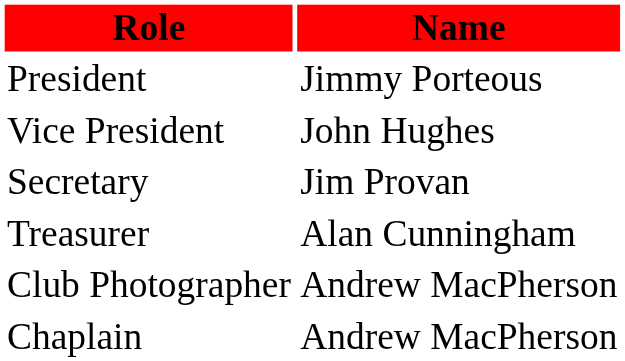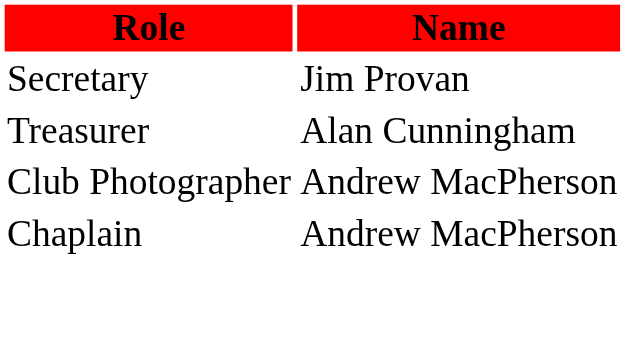- row: (77, 78)
- row: (116, 130)
